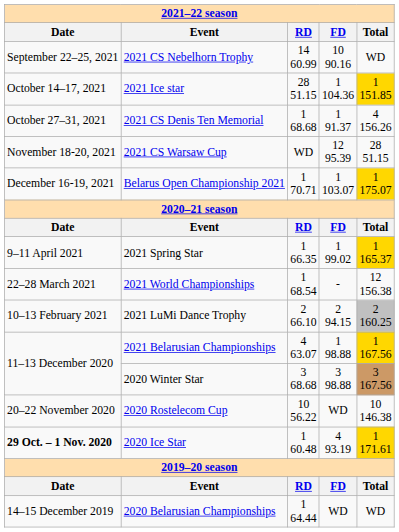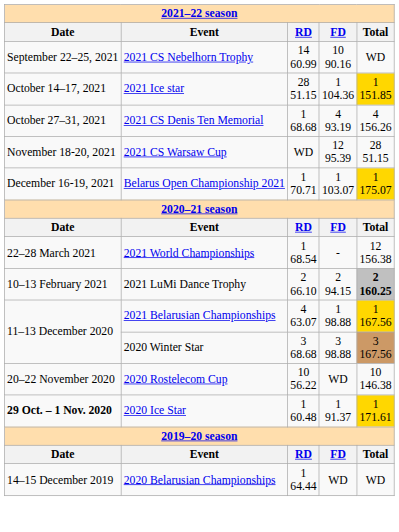(338, 120) 1 91.37 -> (338, 120) 4 93.19
- row: (163, 252)
(376, 316) normal -> (376, 284) bold
(338, 442) 4 93.19 -> (338, 411) 1 91.37
